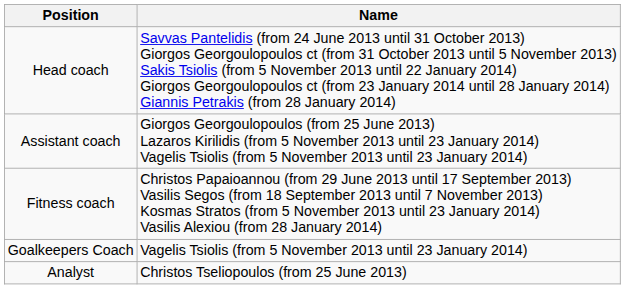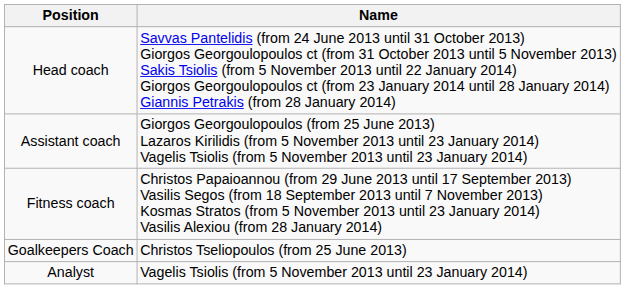(334, 250) Vagelis Tsiolis (from 5 November 2013 until 23 January 2014) -> (273, 250) Christos Tseliopoulos (from 25 June 2013)
(273, 272) Christos Tseliopoulos (from 25 June 2013) -> (334, 272) Vagelis Tsiolis (from 5 November 2013 until 23 January 2014)
